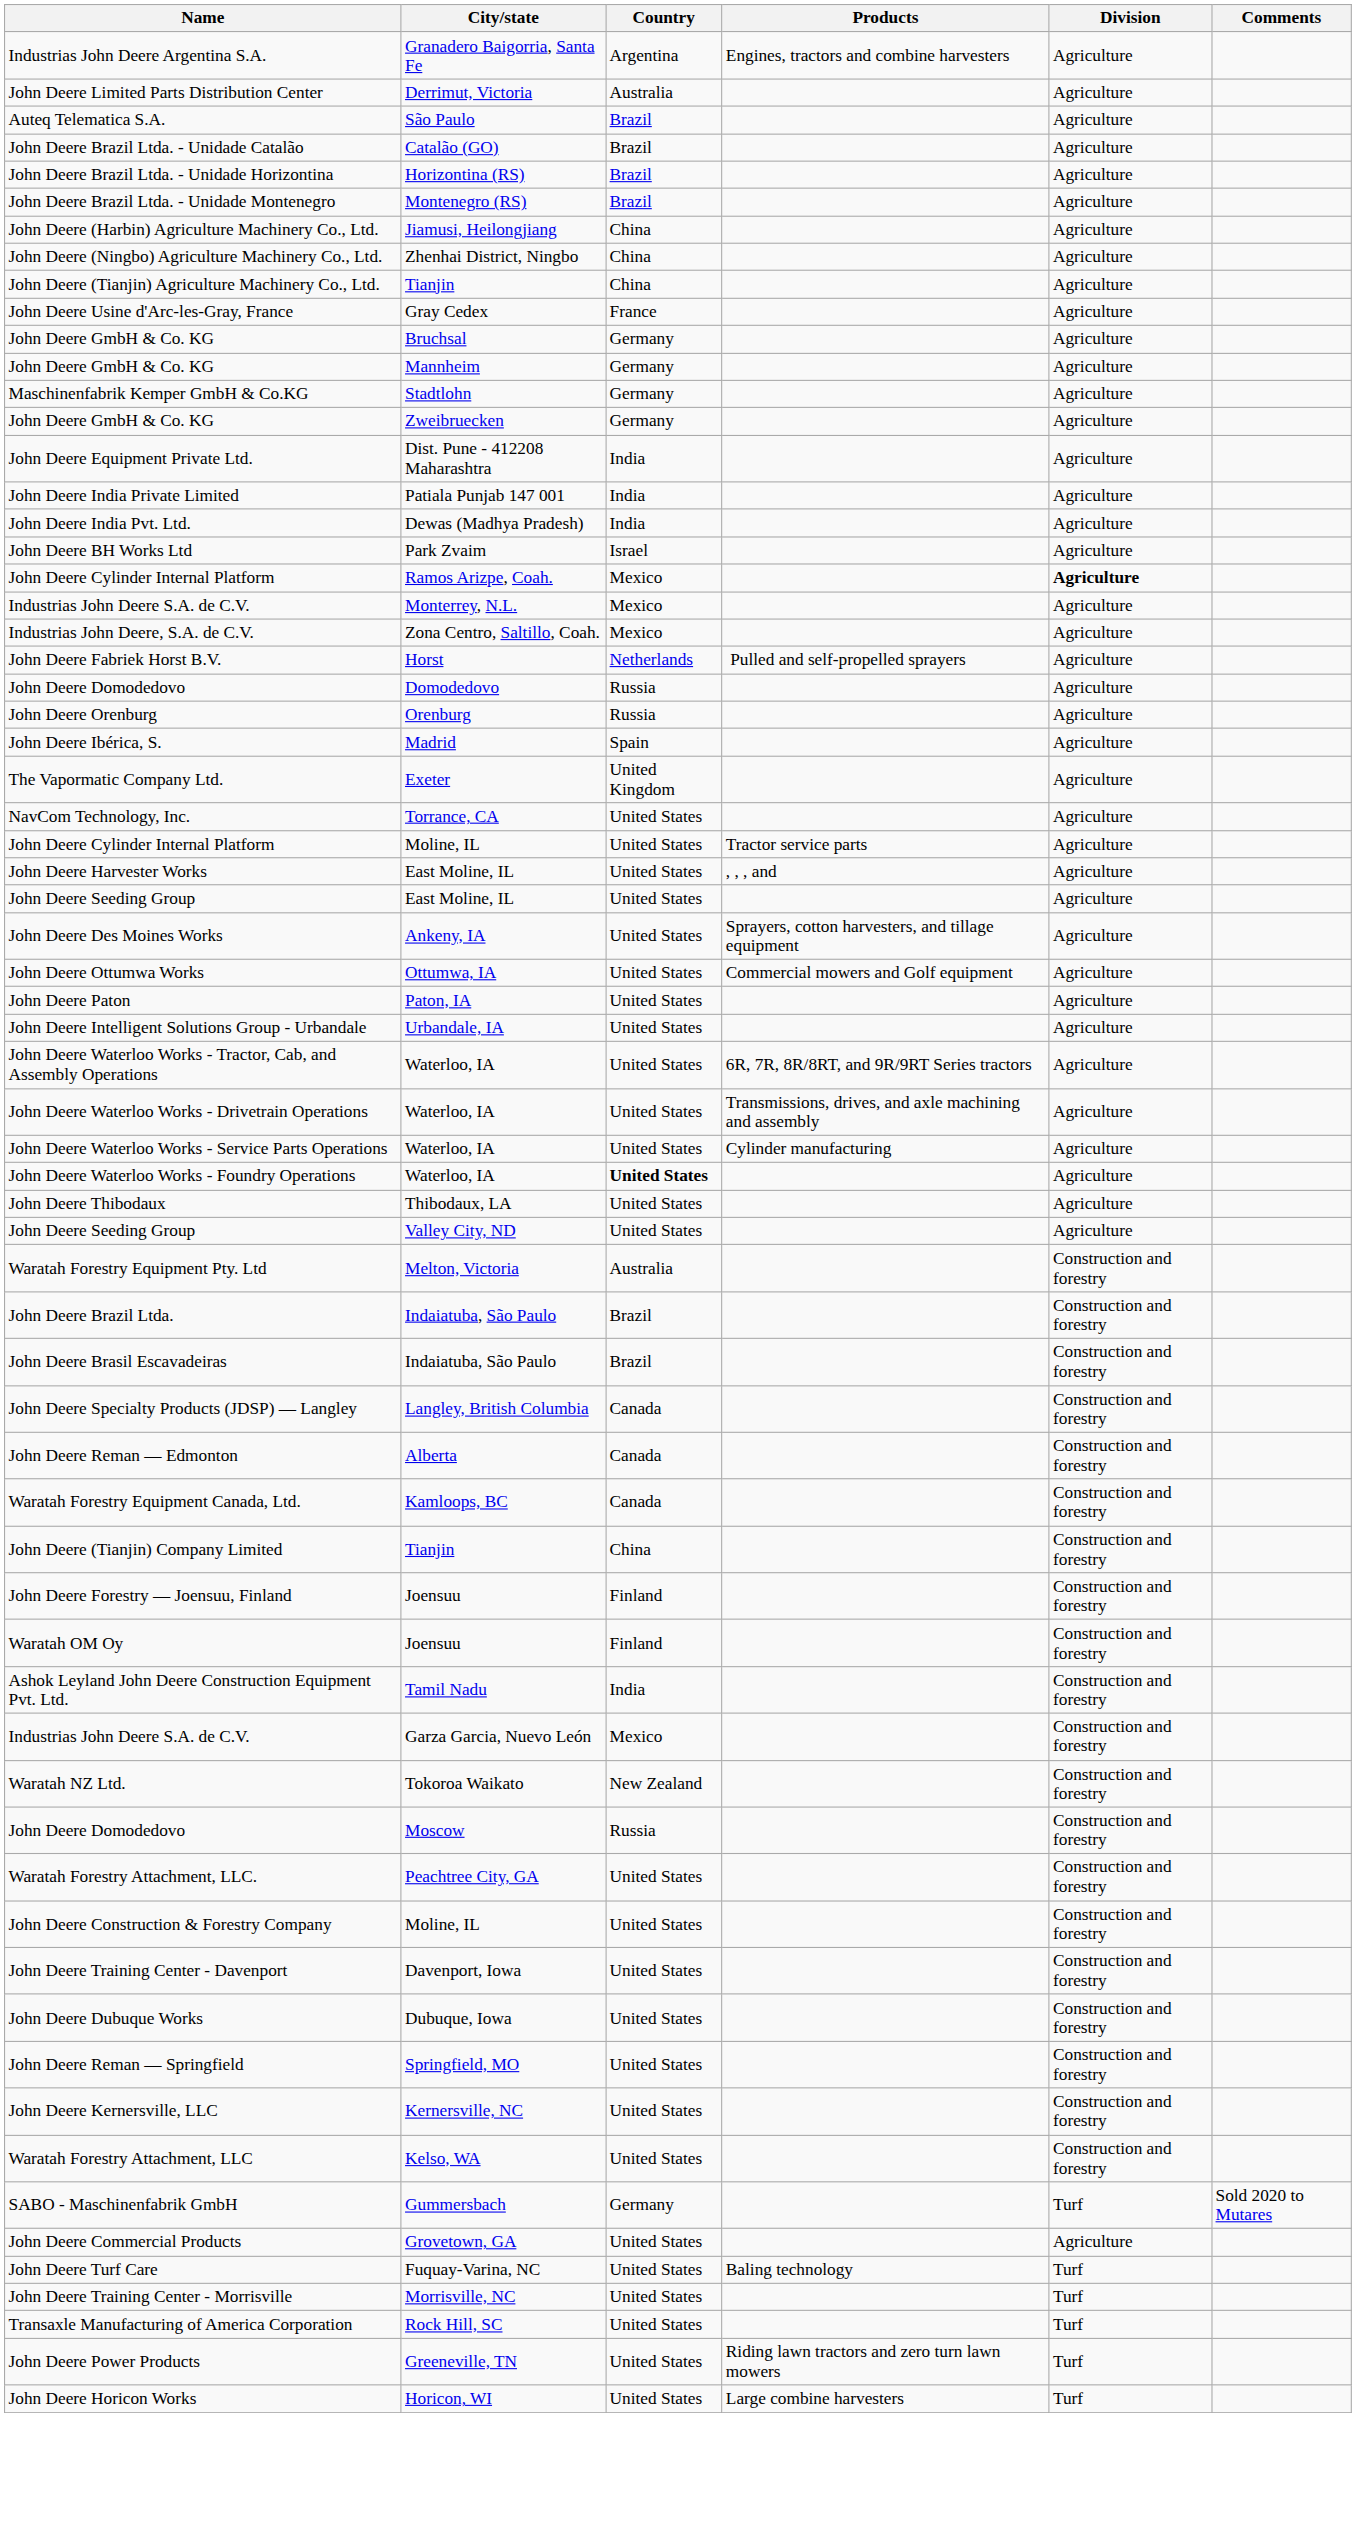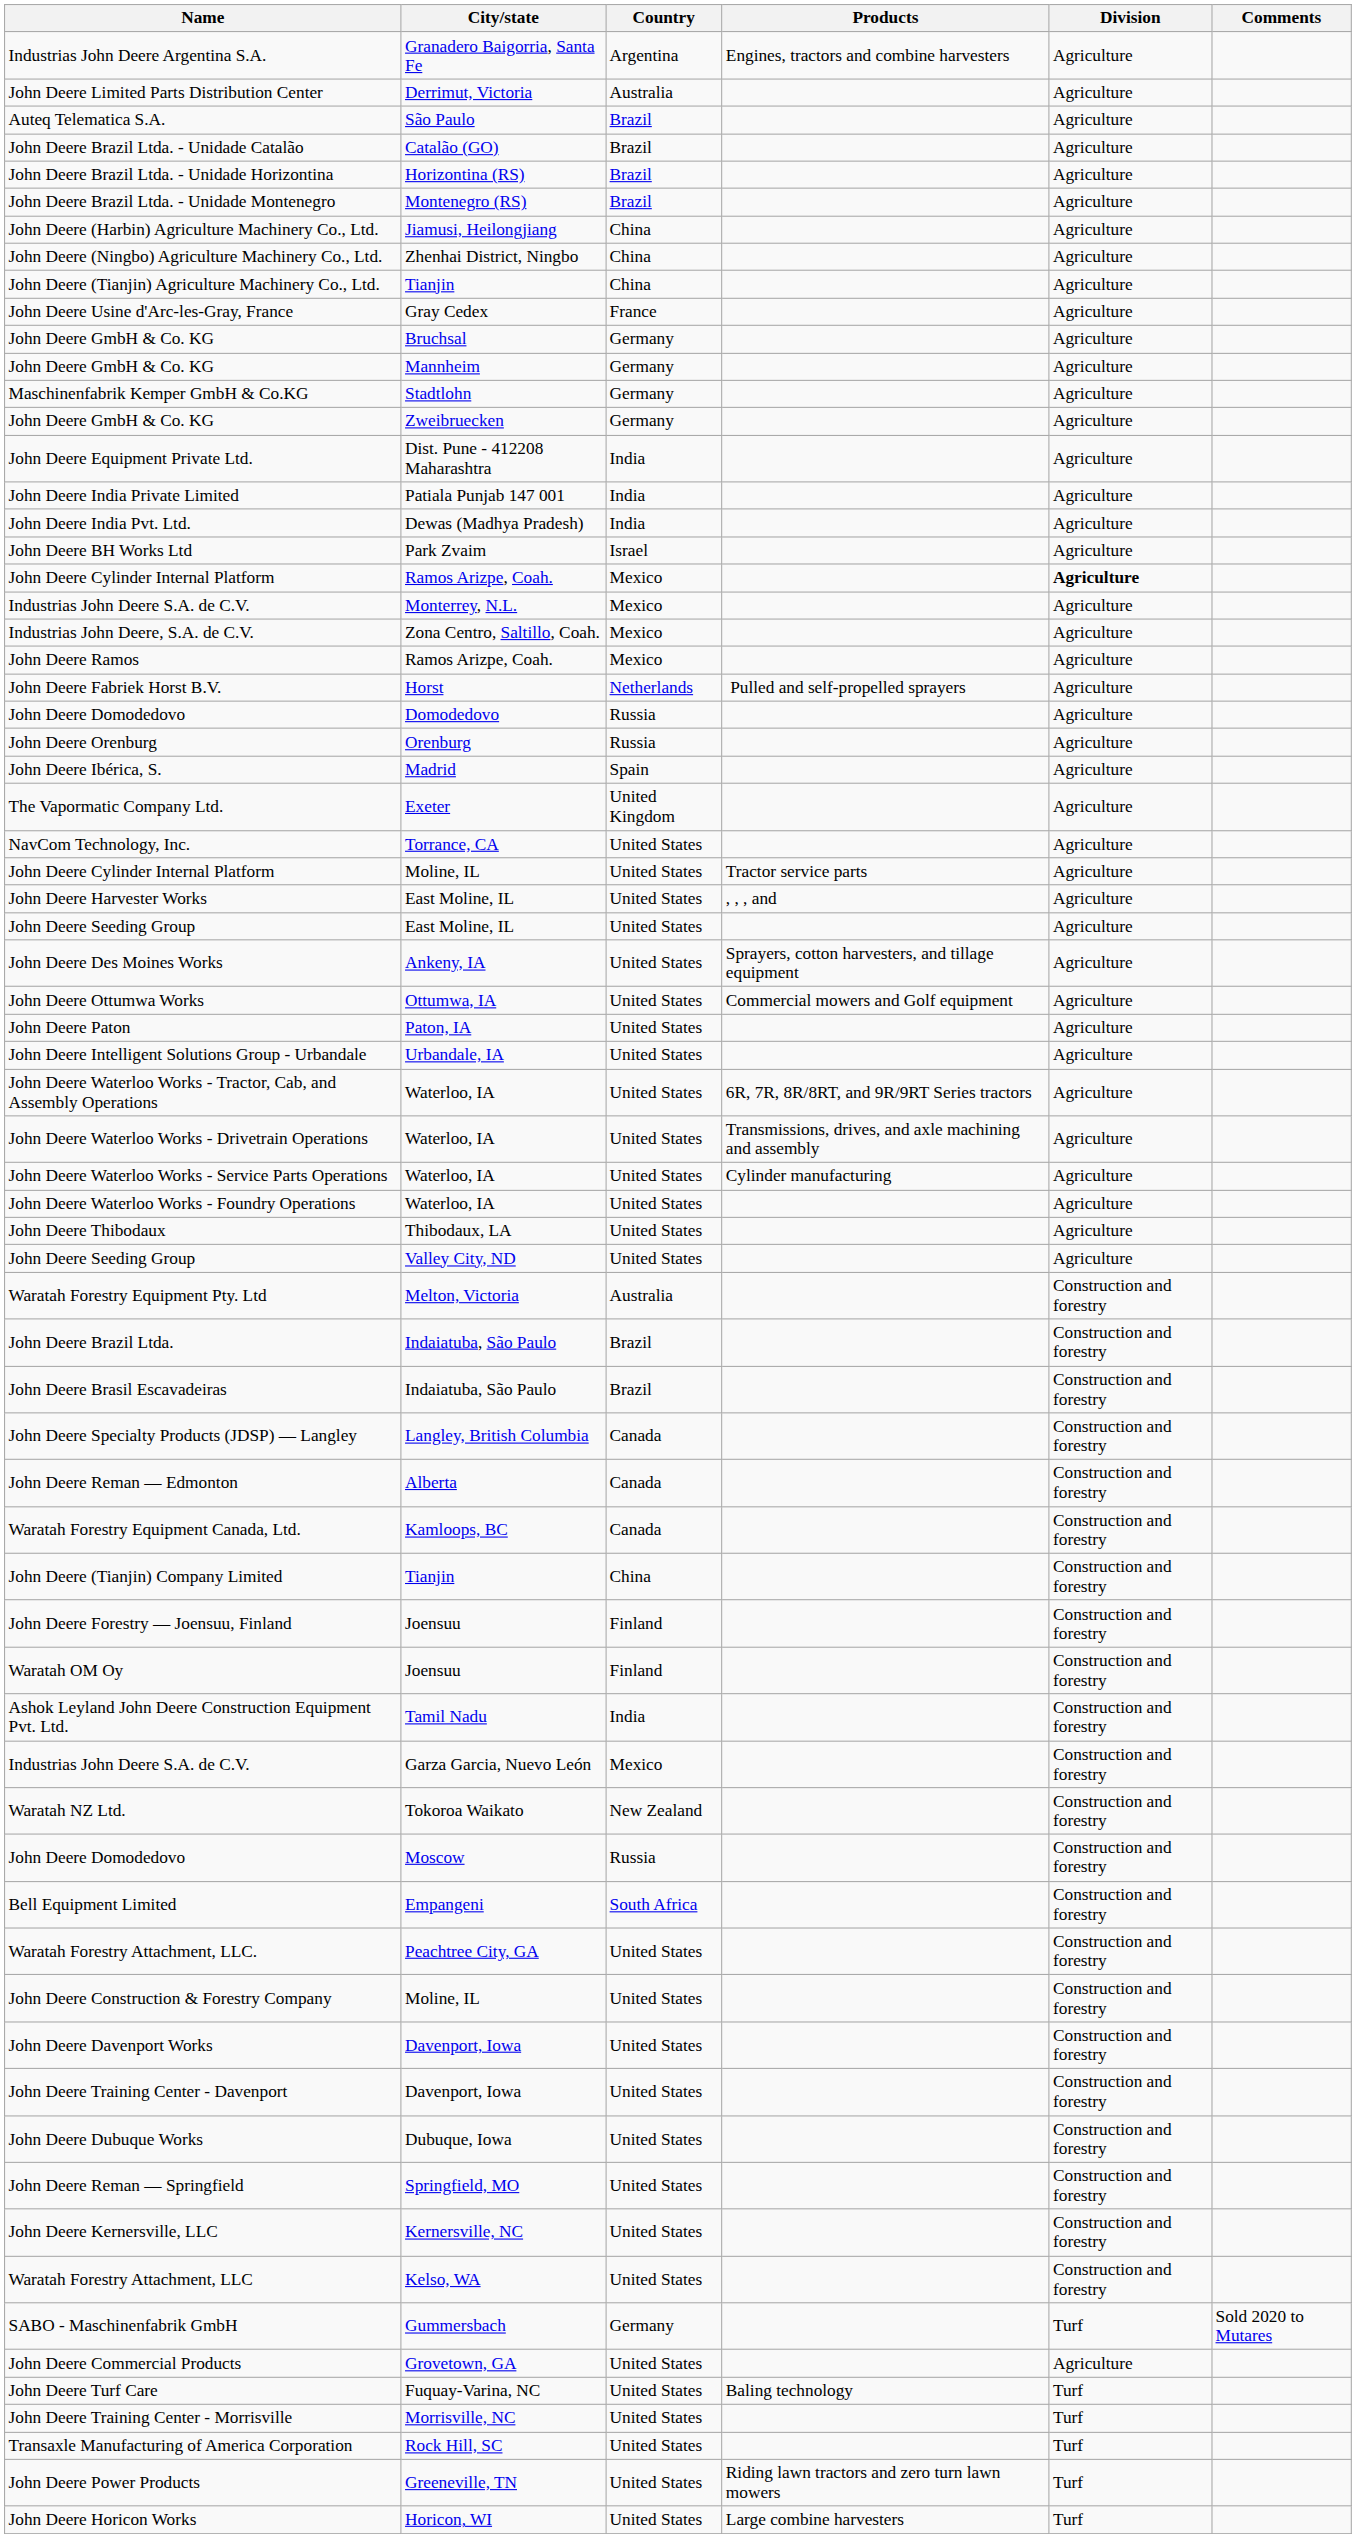+ row: (74, 659)
(659, 1176) bold -> (656, 1203) normal
+ row: (93, 1904)
+ row: (111, 2045)
